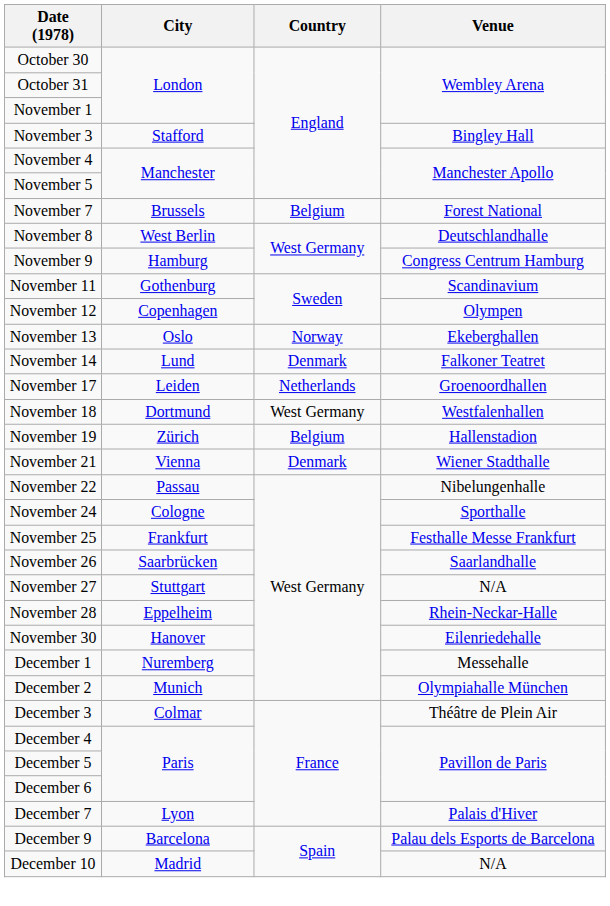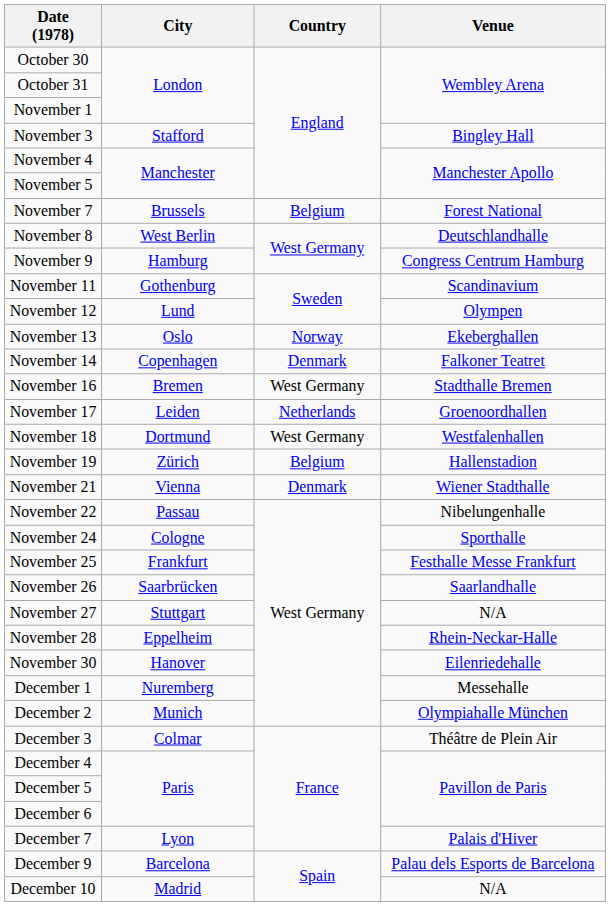(178, 311) Copenhagen -> (178, 311) Lund
(178, 361) Lund -> (178, 361) Copenhagen
+ row: (53, 386)
